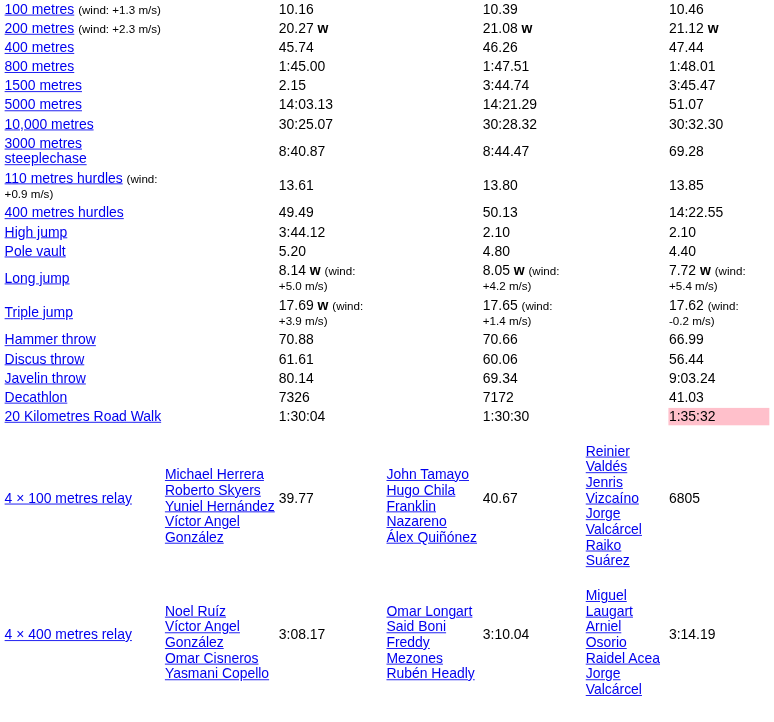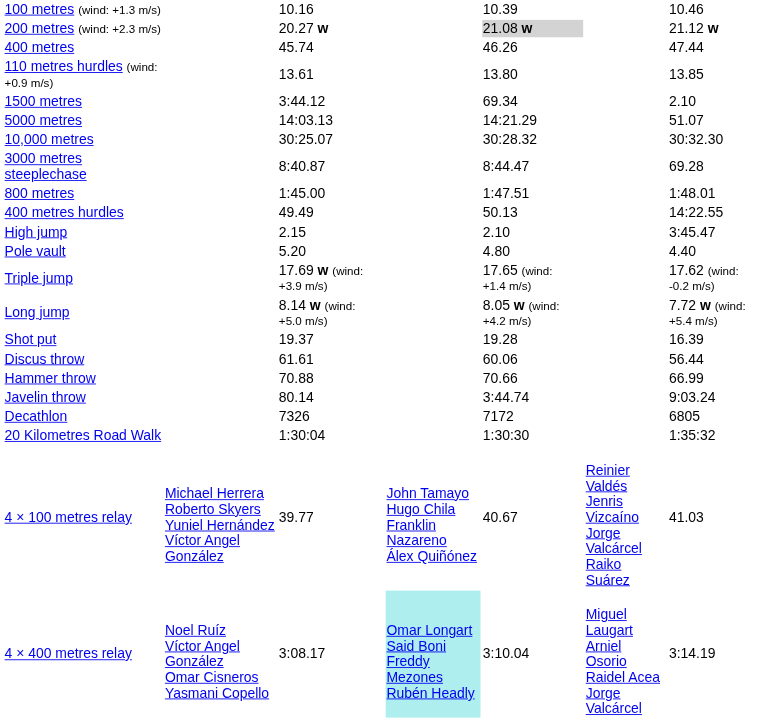(508, 28) no background -> (508, 28) lightgrey background
rows swapped: (39, 66) <-> (81, 186)
(292, 86) 2.15 -> (302, 101) 3:44.12
(506, 86) 3:44.74 -> (500, 101) 69.34
(692, 86) 3:45.47 -> (683, 101) 2.10
(302, 232) 3:44.12 -> (292, 232) 2.15
(683, 232) 2.10 -> (692, 232) 3:45.47
rows swapped: (37, 278) <-> (39, 313)
+ row: (31, 340)
rows swapped: (44, 359) <-> (50, 340)
(500, 378) 69.34 -> (506, 397) 3:44.74
(686, 397) 41.03 -> (684, 416) 6805
(692, 416) pink background -> (692, 435) no background
(684, 498) 6805 -> (686, 517) 41.03
(431, 642) no background -> (431, 662) paleturquoise background
